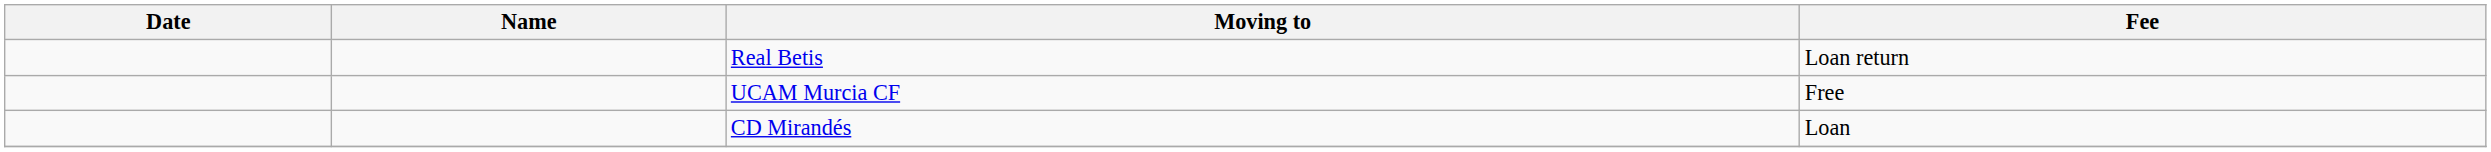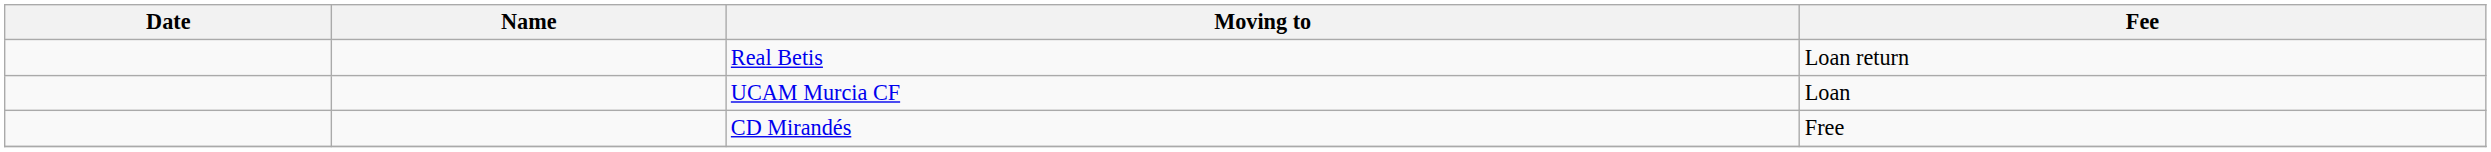(1825, 92) Free -> (1828, 92) Loan
(1828, 127) Loan -> (1825, 127) Free
